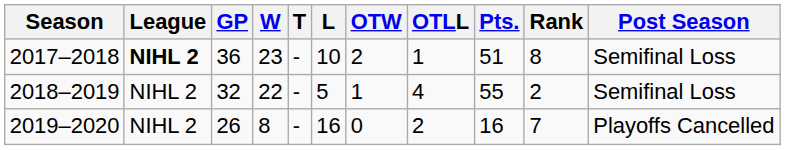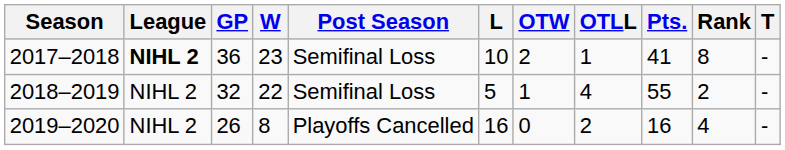columns swapped: (299, 21) <-> (684, 21)
(491, 56) 51 -> (659, 56) 41
(536, 126) 7 -> (703, 126) 4
